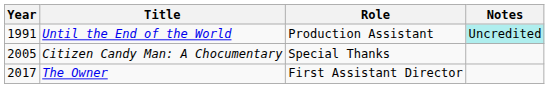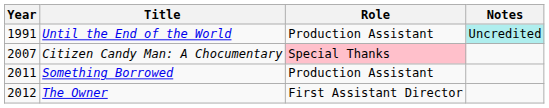(22, 54) 2005 -> (22, 54) 2007
(339, 54) no background -> (339, 54) pink background
+ row: (108, 73)
(22, 73) 2017 -> (22, 93) 2012
